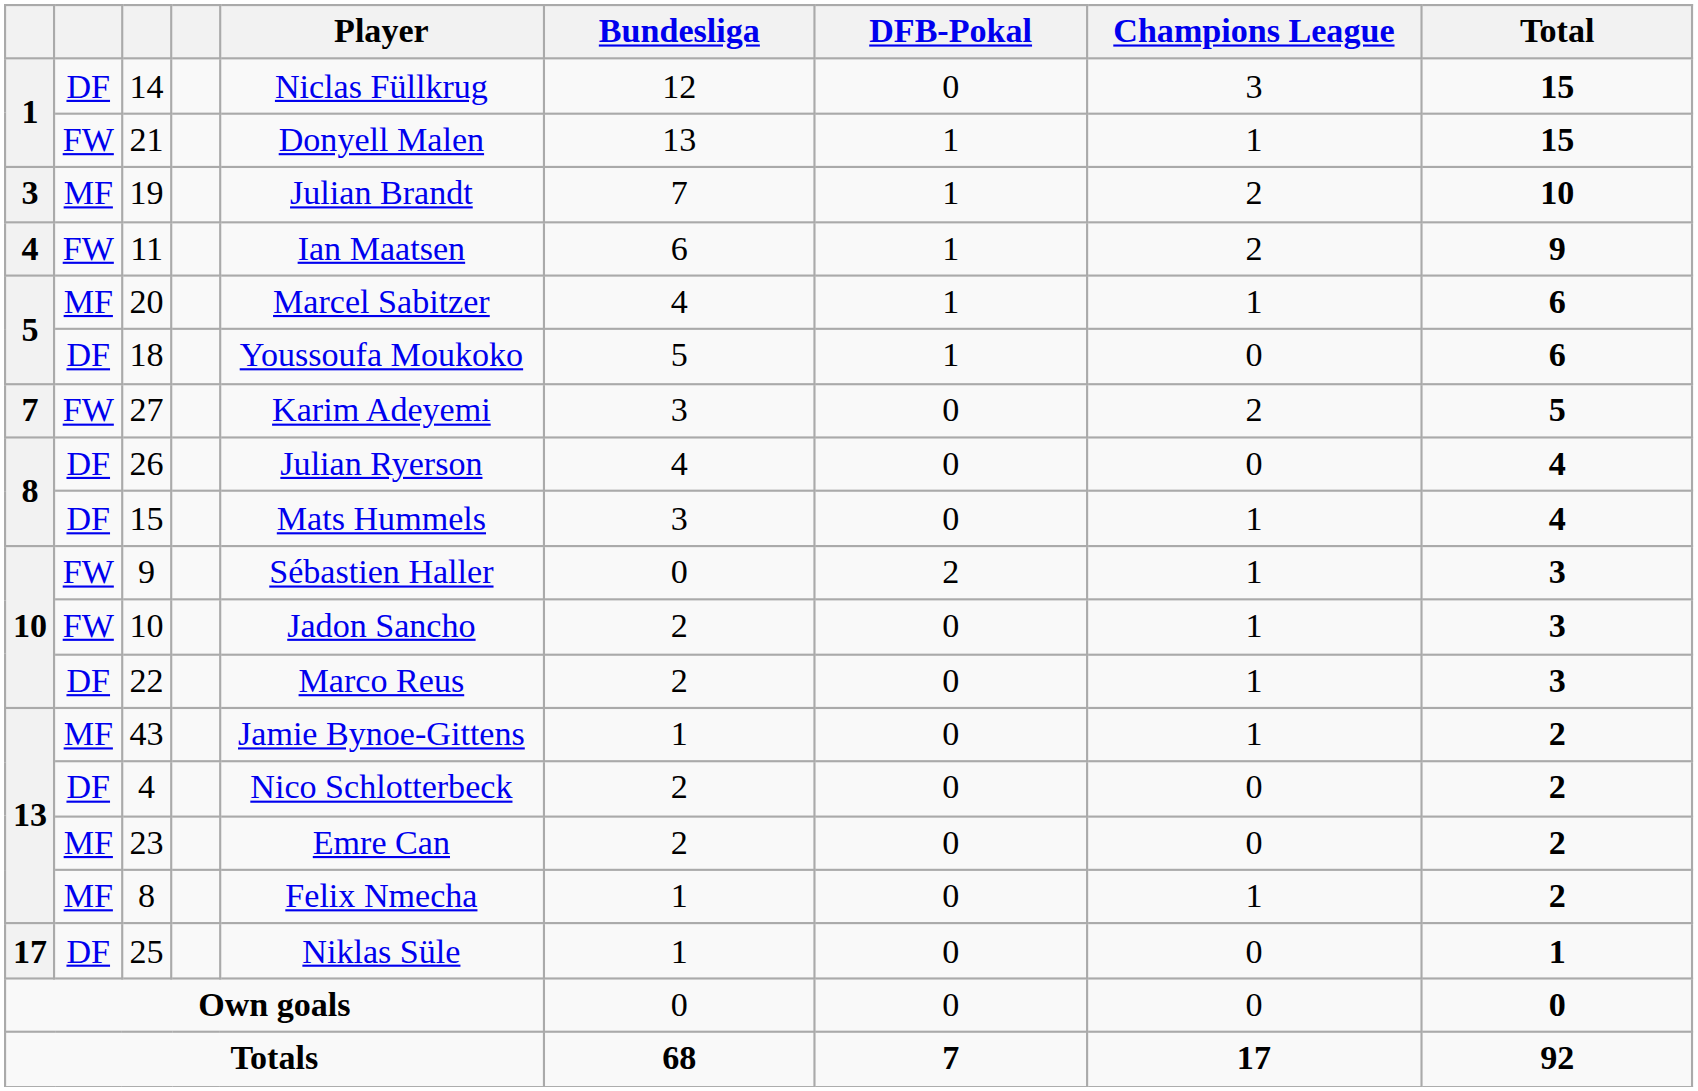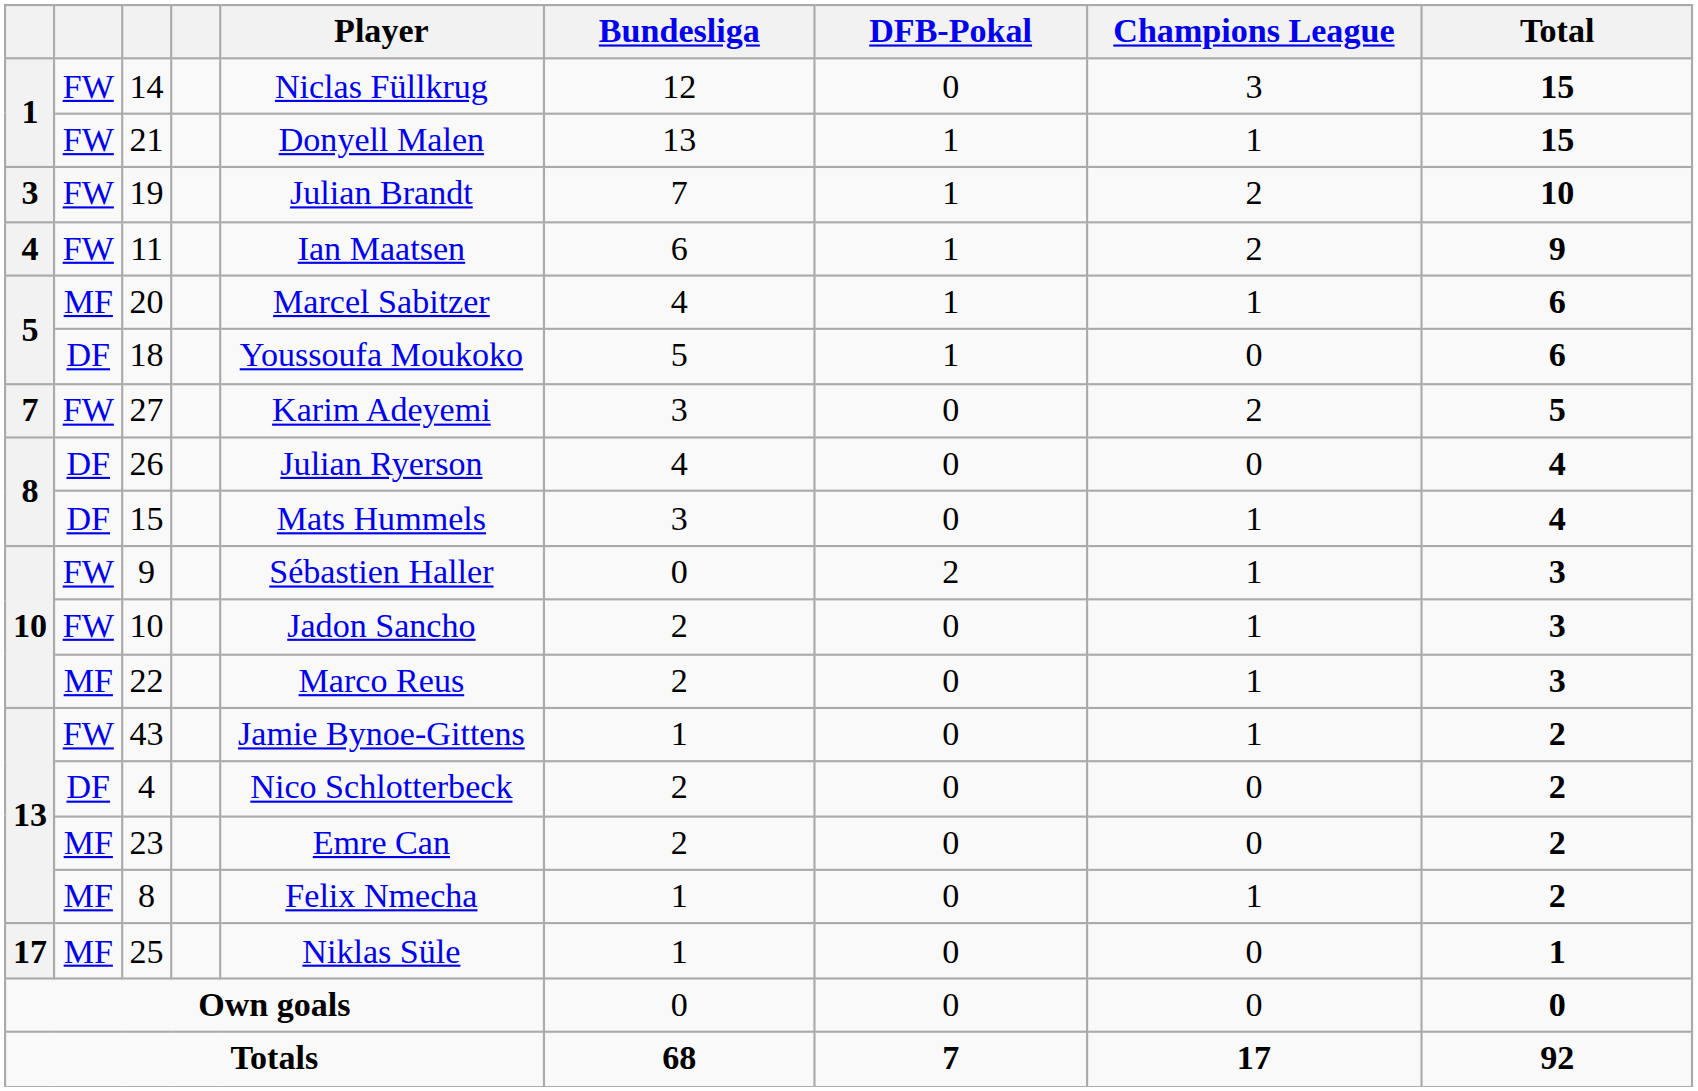(88, 85) DF -> (88, 85) FW
(88, 193) MF -> (88, 193) FW
(88, 680) DF -> (88, 680) MF
(88, 734) MF -> (88, 734) FW
(88, 950) DF -> (88, 950) MF
